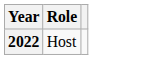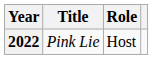+ column: (73, 16)
